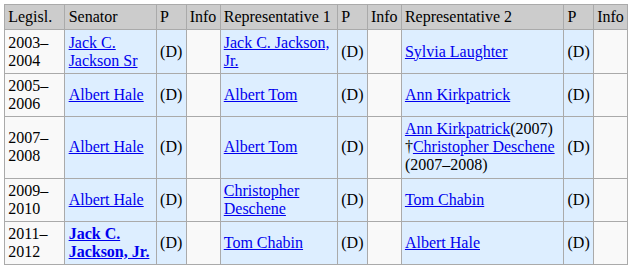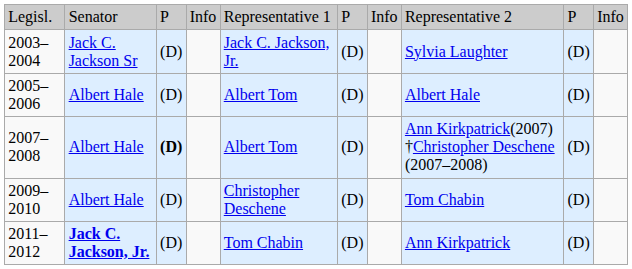(458, 94) Ann Kirkpatrick -> (442, 94) Albert Hale
(171, 147) normal -> (171, 147) bold
(442, 243) Albert Hale -> (458, 243) Ann Kirkpatrick
